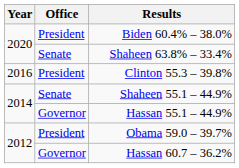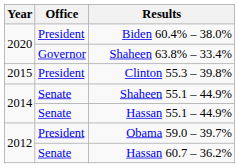(55, 53) Senate -> (62, 53) Governor
(20, 73) 2016 -> (20, 73) 2015
(62, 113) Governor -> (55, 113) Senate
(62, 152) Governor -> (55, 152) Senate
